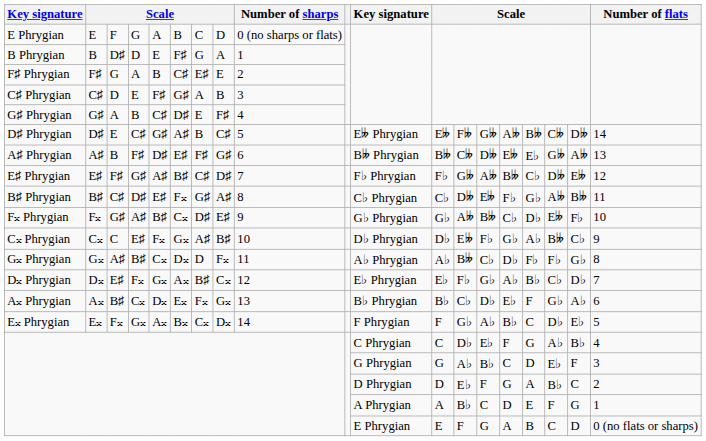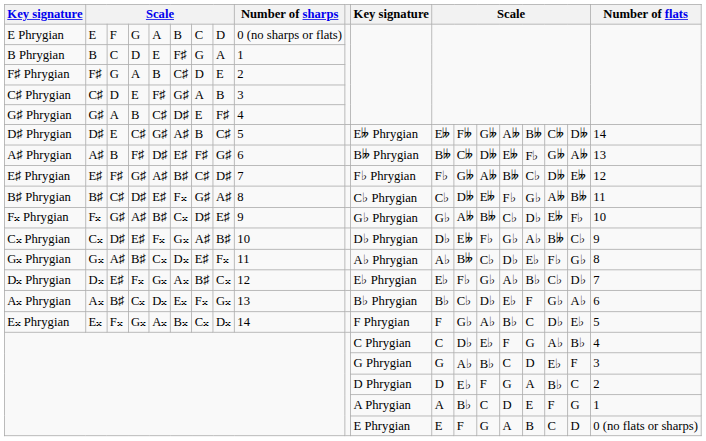(117, 54) D♯ -> (114, 54) C
(202, 74) E♯ -> (199, 74) D
(532, 155) E♭ -> (532, 155) F♭
(114, 238) C -> (117, 238) D♯
(199, 259) D -> (202, 259) E♯
(532, 259) F♭ -> (532, 259) E♭
